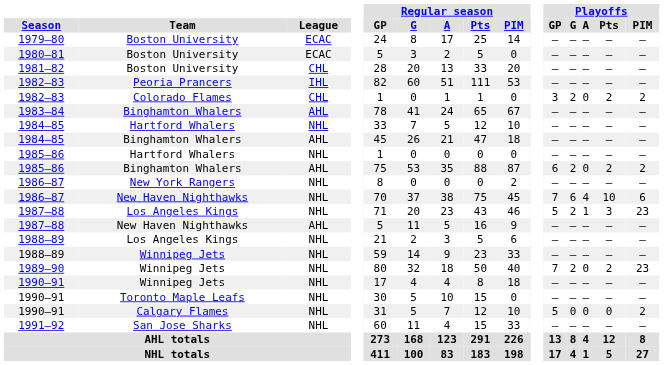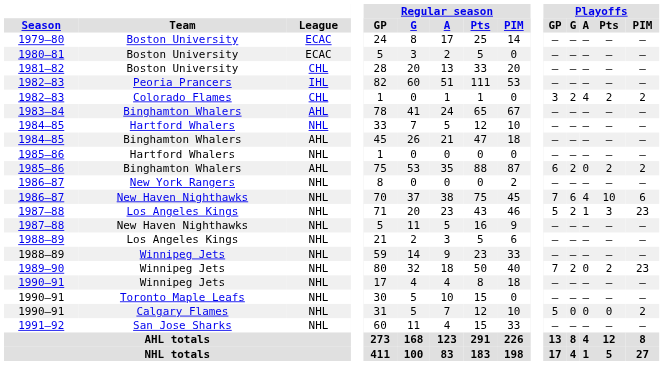(586, 97) 0 -> (586, 97) 4
(318, 225) AHL -> (318, 225) NHL
